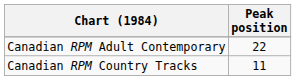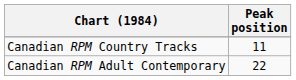rows swapped: (102, 66) <-> (116, 47)
